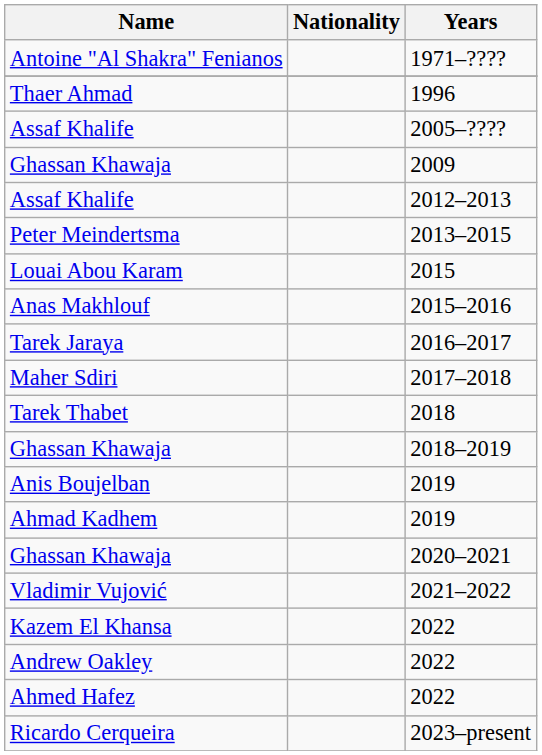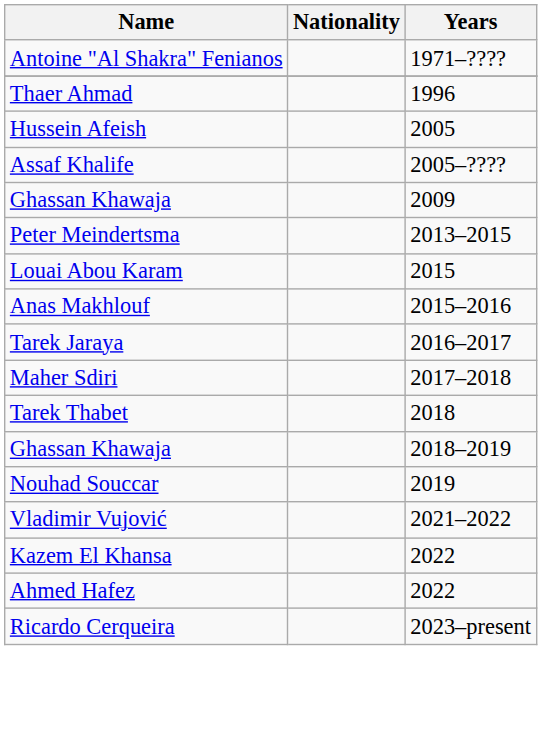+ row: (78, 128)
- row: (72, 199)
- row: (80, 484)
+ row: (84, 484)
- row: (84, 519)
- row: (90, 555)
- row: (81, 661)
